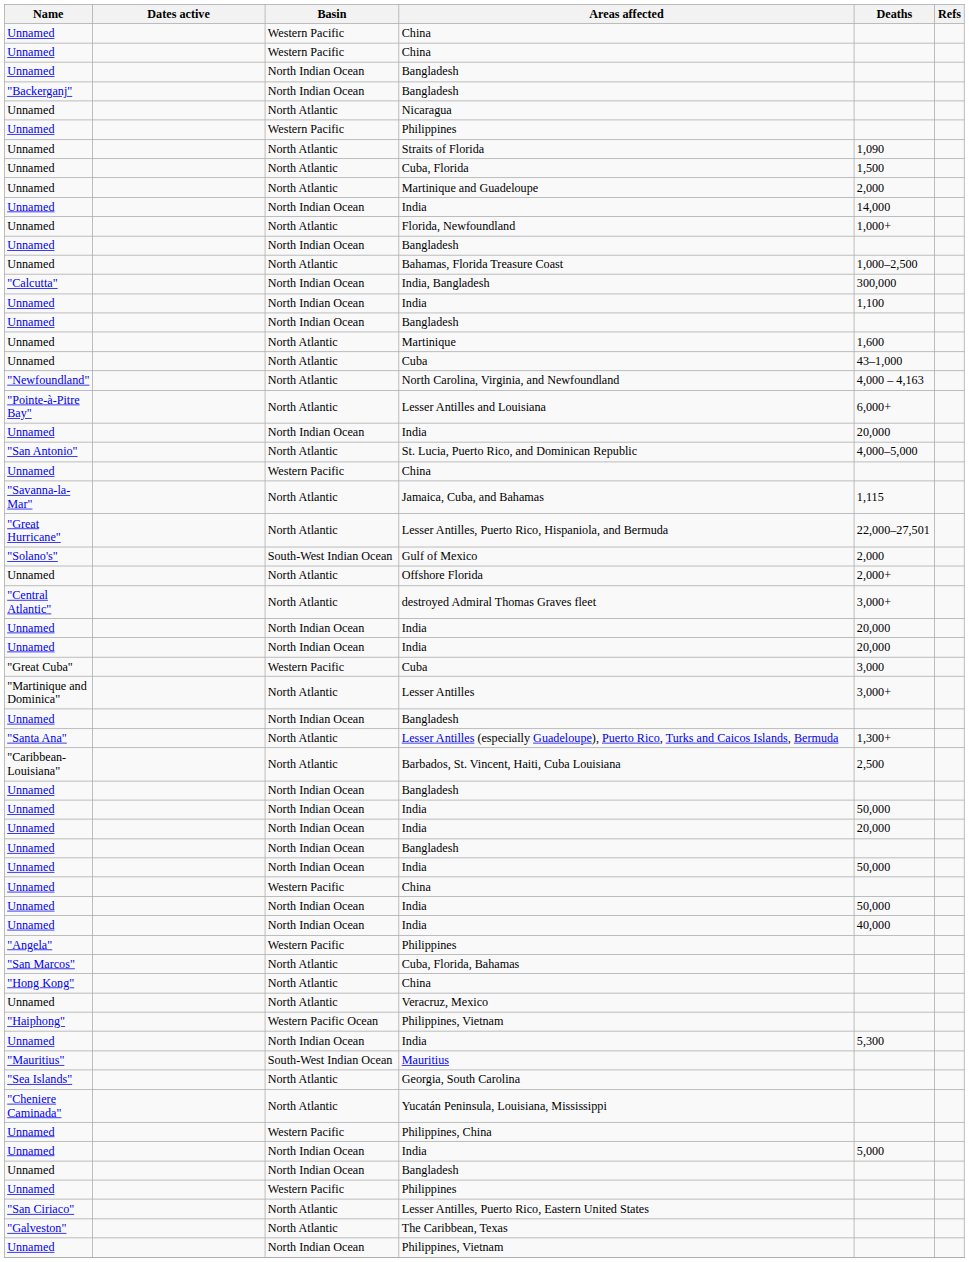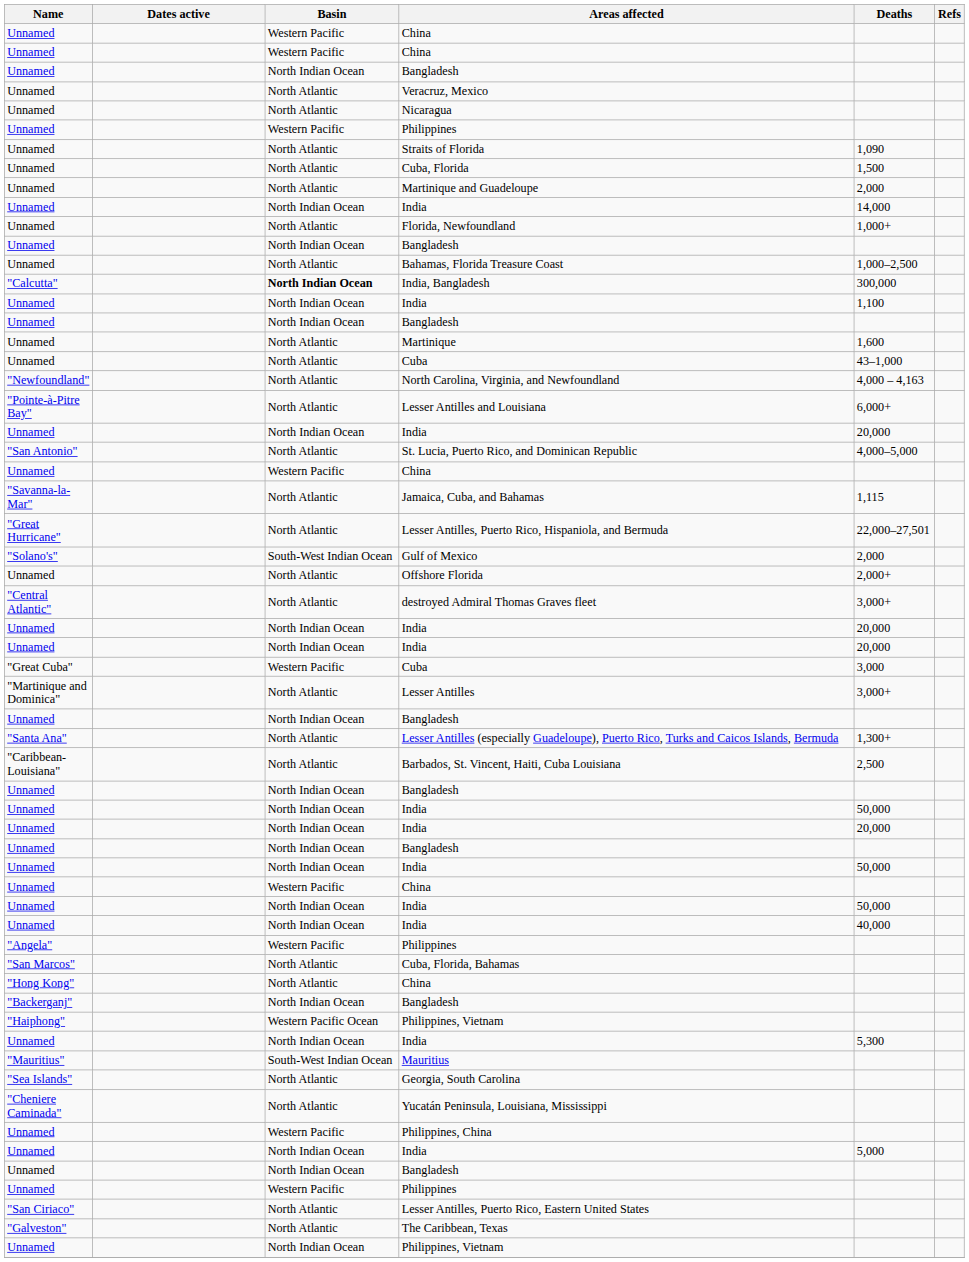rows swapped: (31, 1002) <-> (40, 91)
(316, 284) normal -> (320, 284) bold
